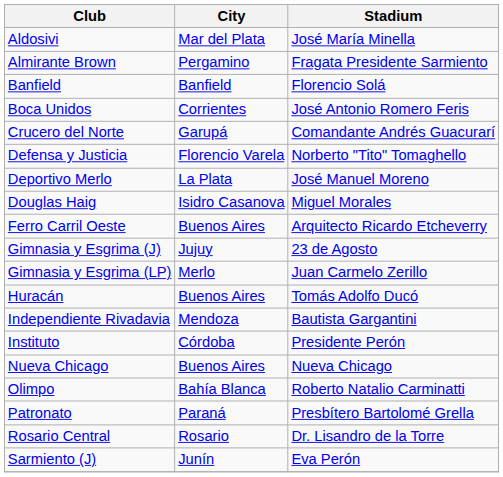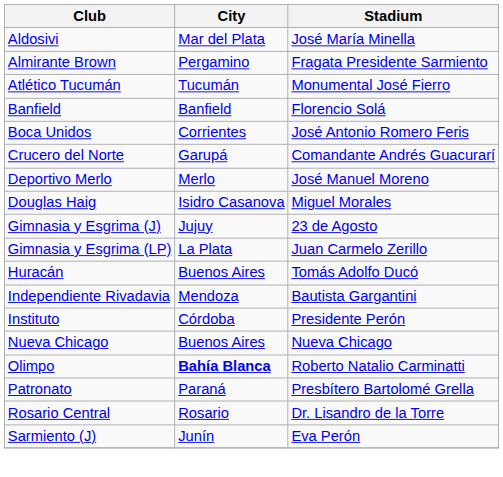+ row: (64, 86)
- row: (68, 156)
(205, 179) La Plata -> (197, 179) Merlo
- row: (67, 226)
(197, 272) Merlo -> (205, 249) La Plata
(222, 389) normal -> (224, 366) bold
